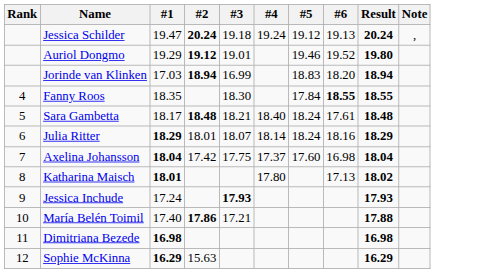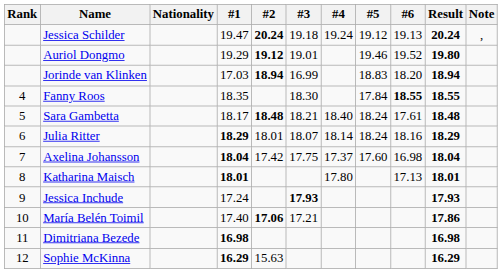+ column: (183, 14)
(378, 177) 18.02 -> (446, 177) 18.01
(202, 217) 17.86 -> (269, 217) 17.06
(378, 217) 17.88 -> (446, 217) 17.86
